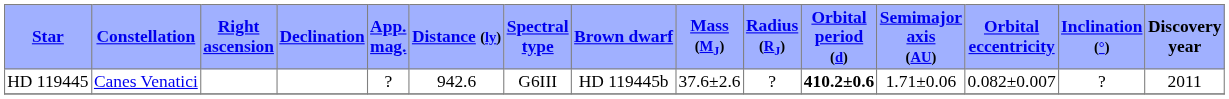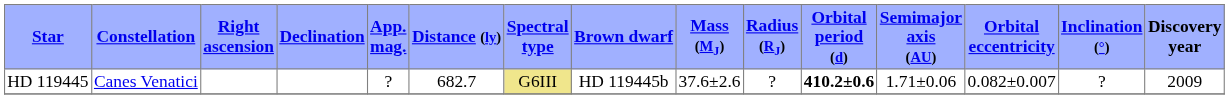(457, 81) 942.6 -> (457, 81) 682.7
(538, 81) no background -> (538, 81) khaki background
(1185, 81) 2011 -> (1185, 81) 2009
